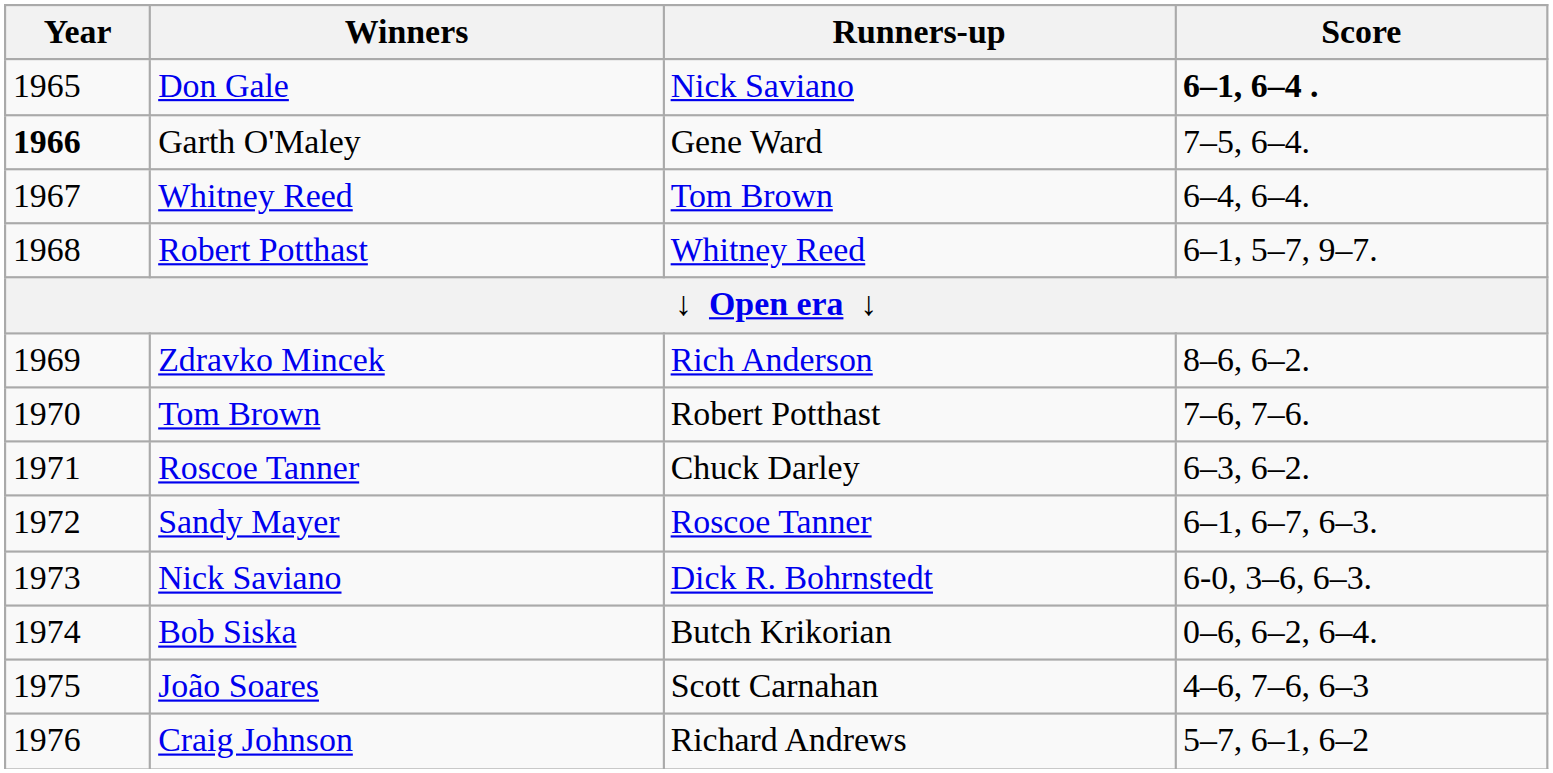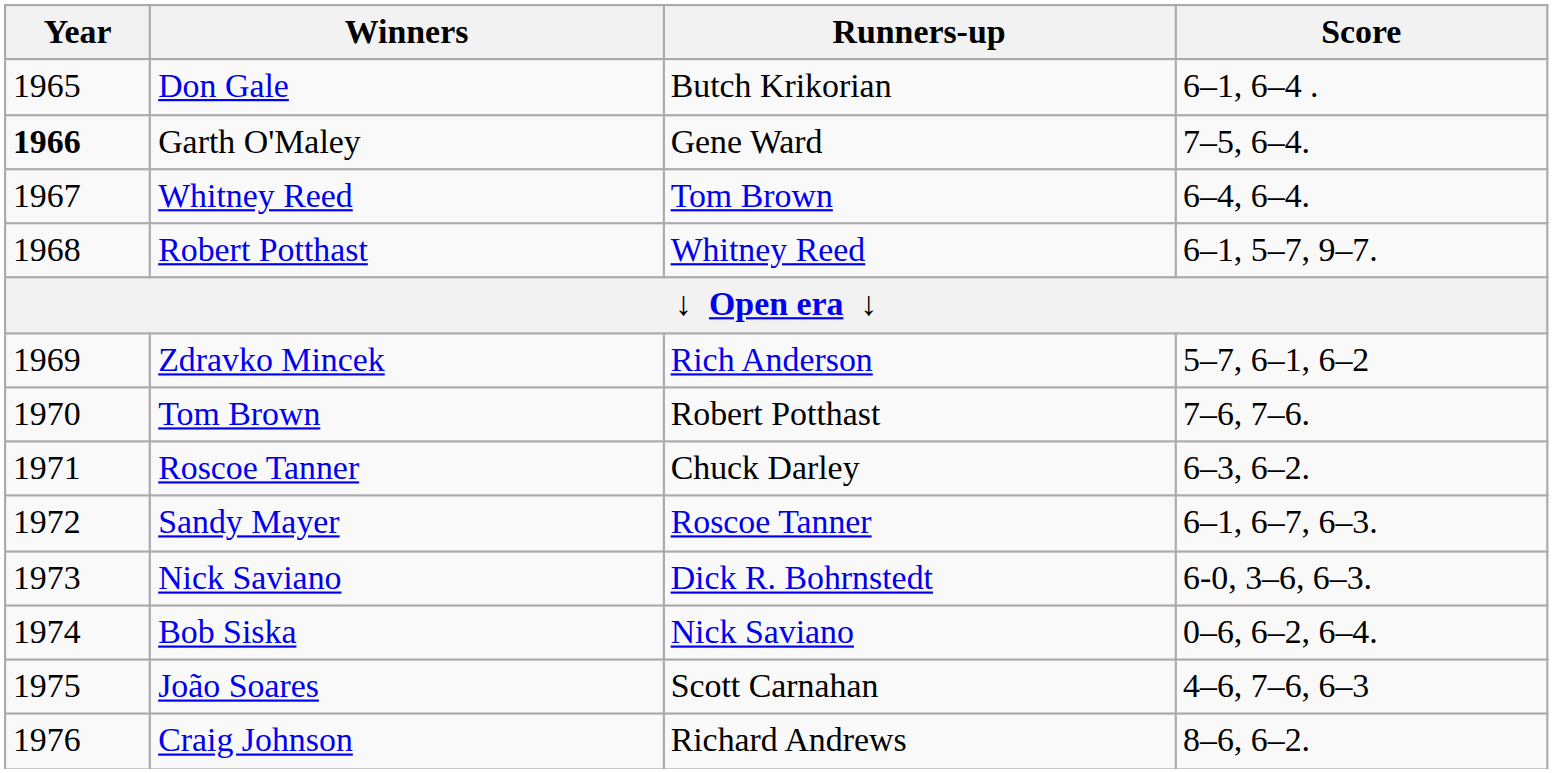(762, 85) Nick Saviano -> (781, 85) Butch Krikorian
(1251, 85) bold -> (1251, 85) normal
(1247, 358) 8–6, 6–2. -> (1276, 358) 5–7, 6–1, 6–2
(781, 631) Butch Krikorian -> (762, 631) Nick Saviano
(1276, 740) 5–7, 6–1, 6–2 -> (1247, 740) 8–6, 6–2.
